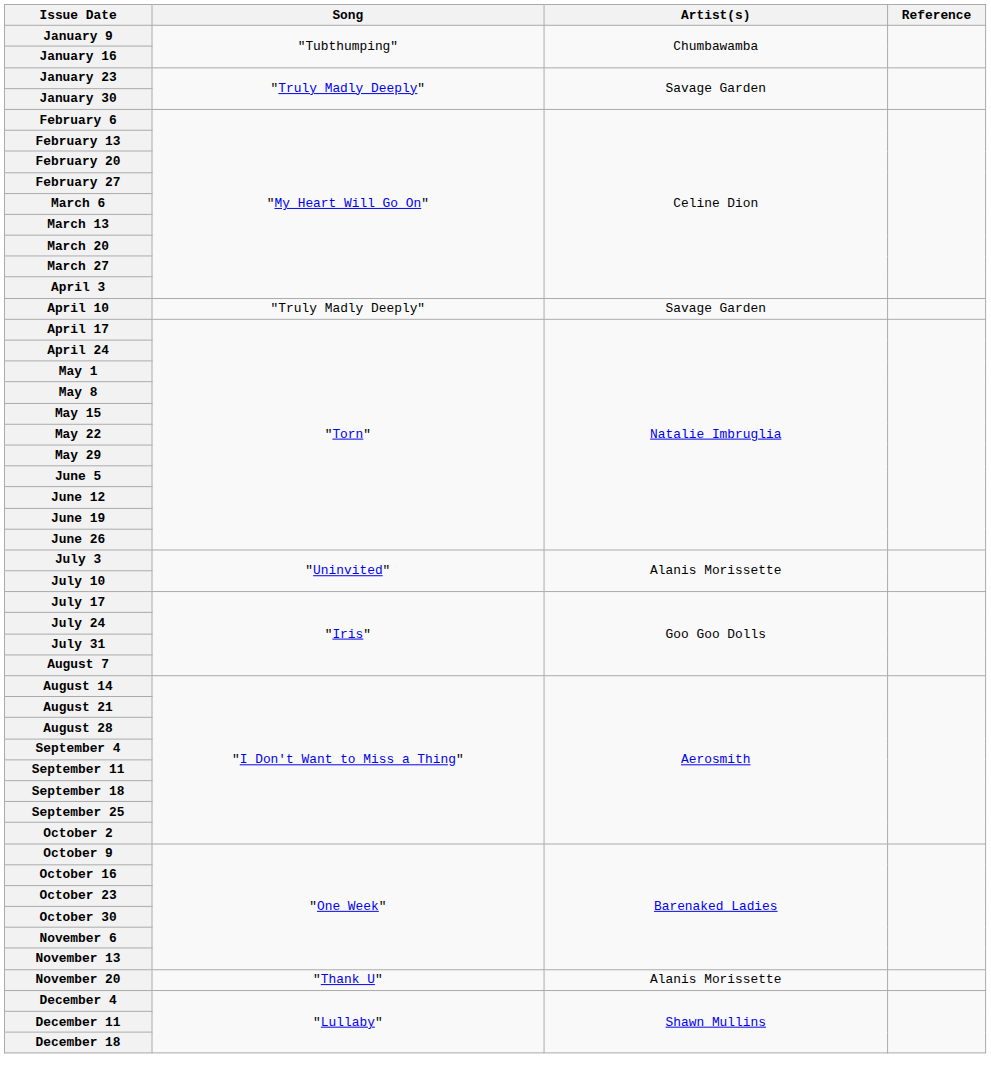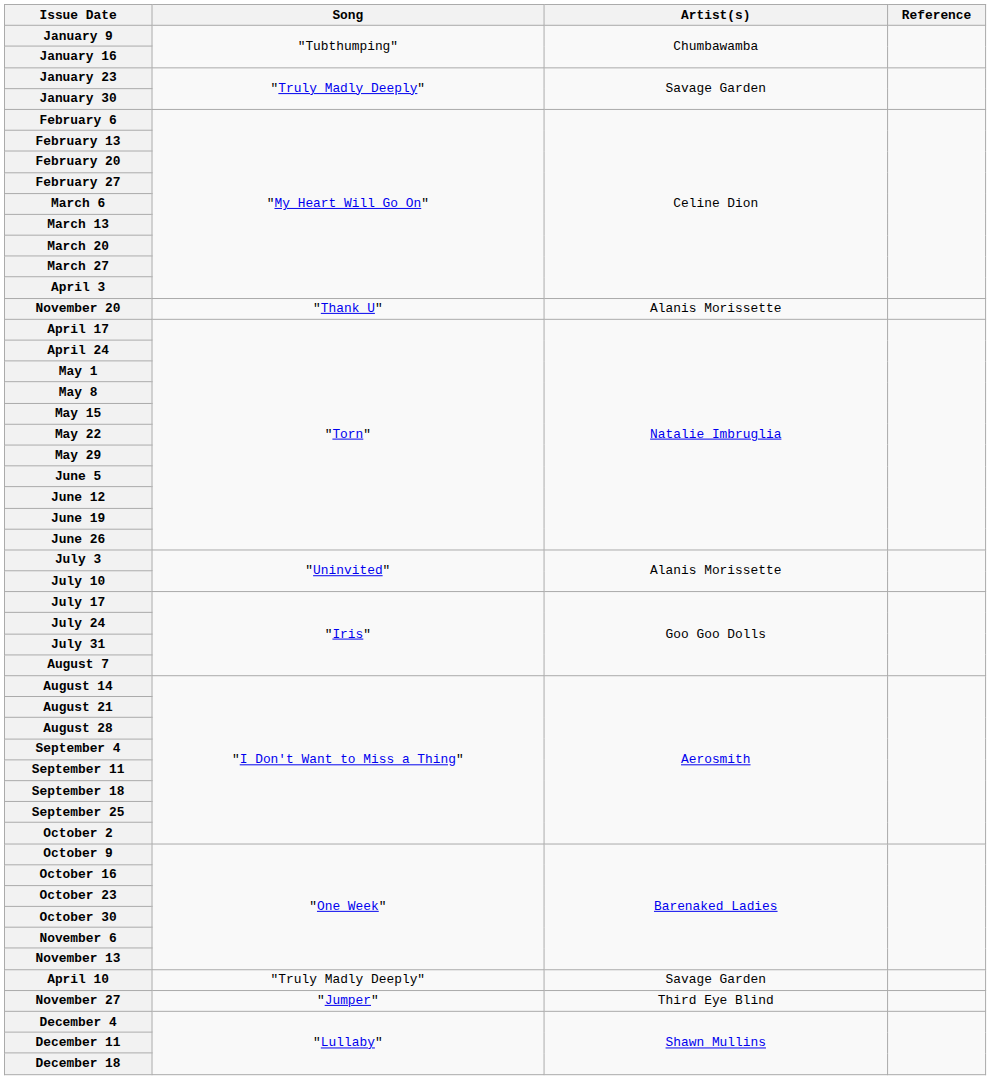rows swapped: (78, 309) <-> (78, 980)
+ row: (78, 1001)
